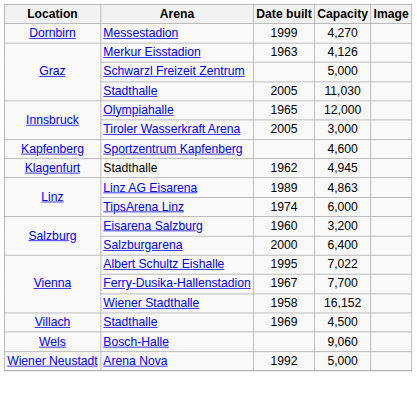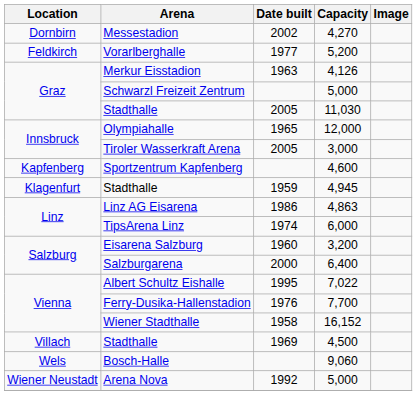(284, 33) 1999 -> (284, 33) 2002
+ row: (144, 52)
(284, 168) 1962 -> (284, 187) 1959
(284, 187) 1989 -> (284, 206) 1986
(284, 284) 1967 -> (284, 303) 1976
